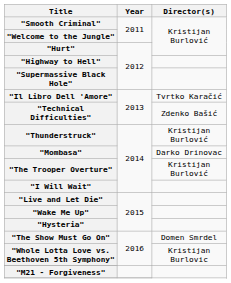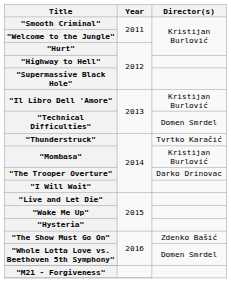(189, 96) Tvrtko Karačić -> (189, 100) Kristijan Burlović
(189, 113) Zdenko Bašić -> (189, 122) Domen Smrdel
(189, 135) Kristijan Burlović -> (189, 139) Tvrtko Karačić
(189, 152) Darko Drinovac -> (189, 157) Kristijan Burlović
(189, 169) Kristijan Burlović -> (189, 174) Darko Drinovac
(189, 237) Domen Smrdel -> (189, 237) Zdenko Bašić
(189, 255) Kristijan Burlovic -> (189, 255) Domen Smrdel
